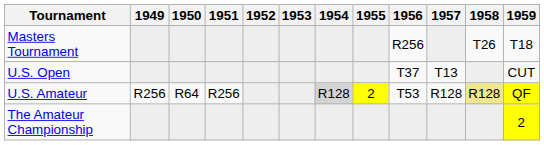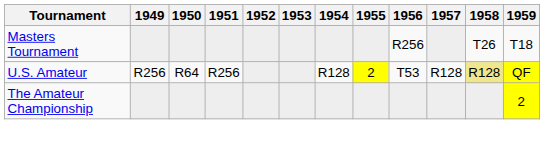- row: (39, 73)
(334, 94) lightgrey background -> (334, 73) no background
